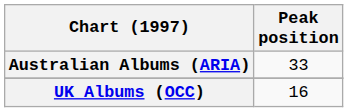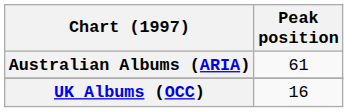(298, 65) 33 -> (298, 65) 61
